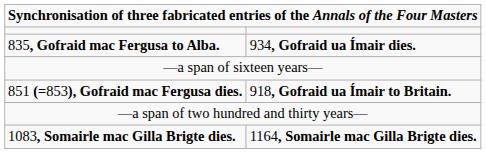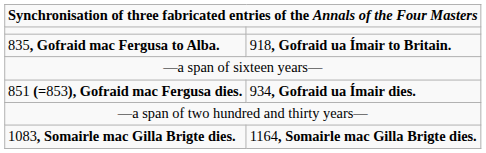(333, 45) 934, Gofraid ua Ímair dies. -> (351, 45) 918, Gofraid ua Ímair to Britain.
(351, 91) 918, Gofraid ua Ímair to Britain. -> (333, 91) 934, Gofraid ua Ímair dies.
